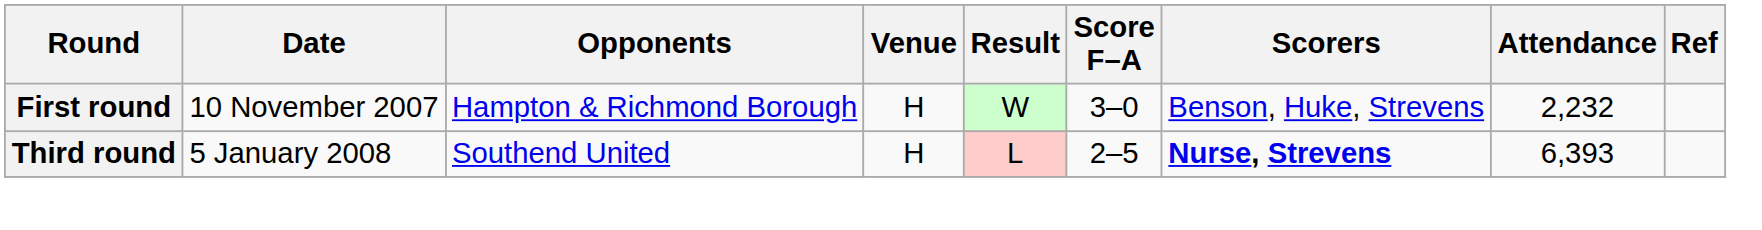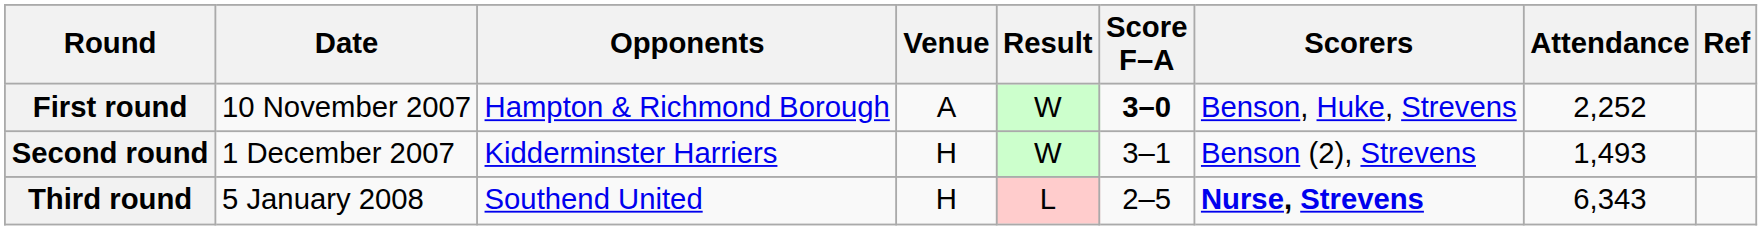(914, 107) H -> (946, 107) A
(1114, 107) normal -> (1147, 107) bold
(1577, 107) 2,232 -> (1610, 107) 2,252
+ row: (110, 153)
(1577, 153) 6,393 -> (1610, 199) 6,343
